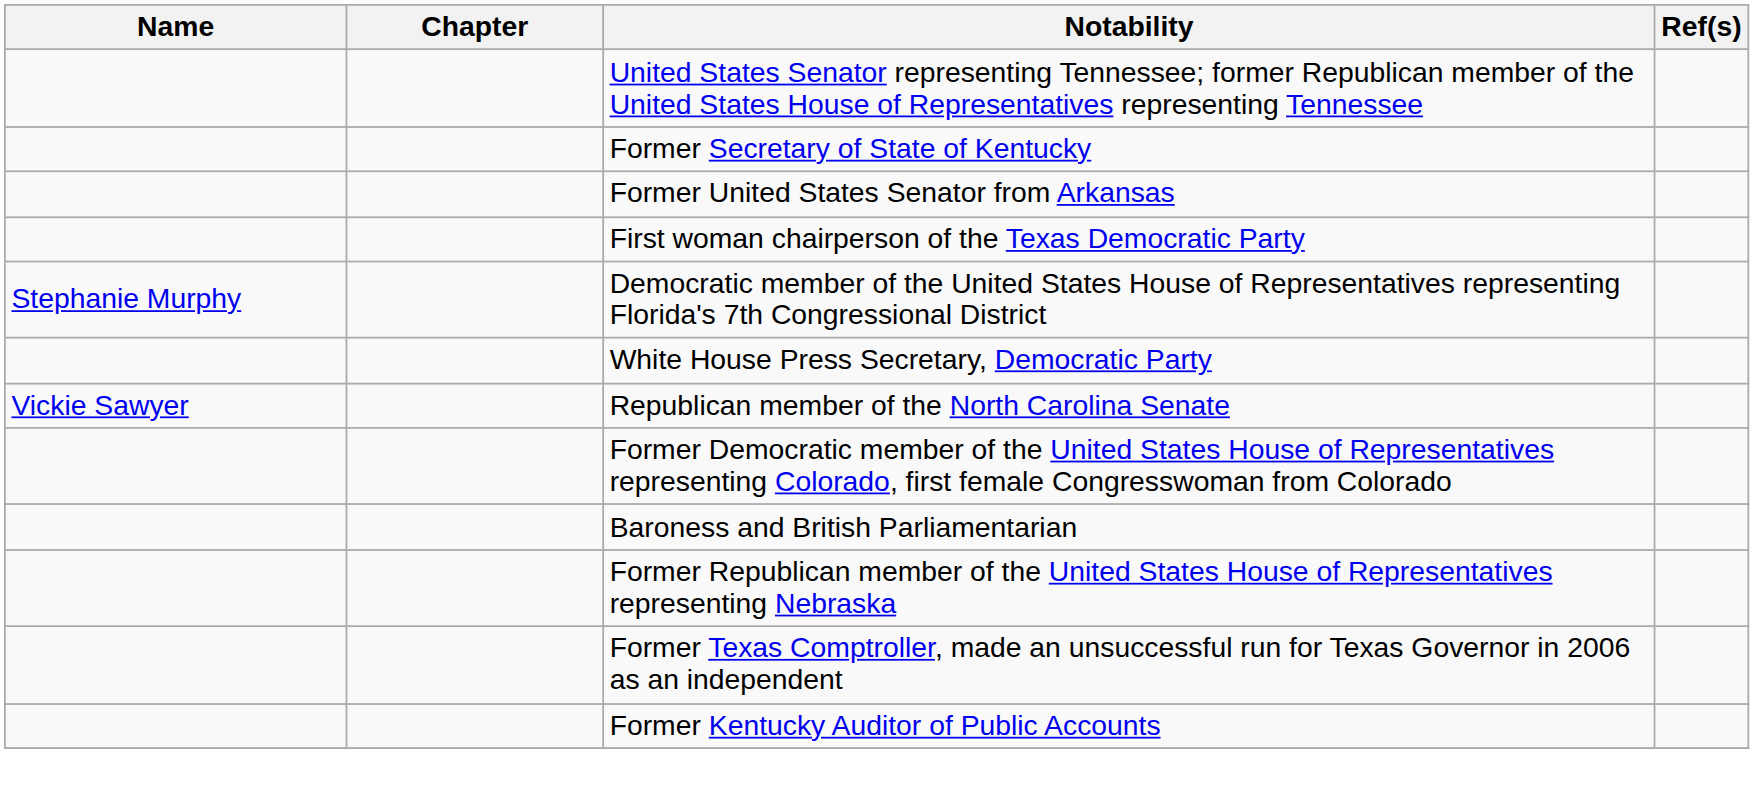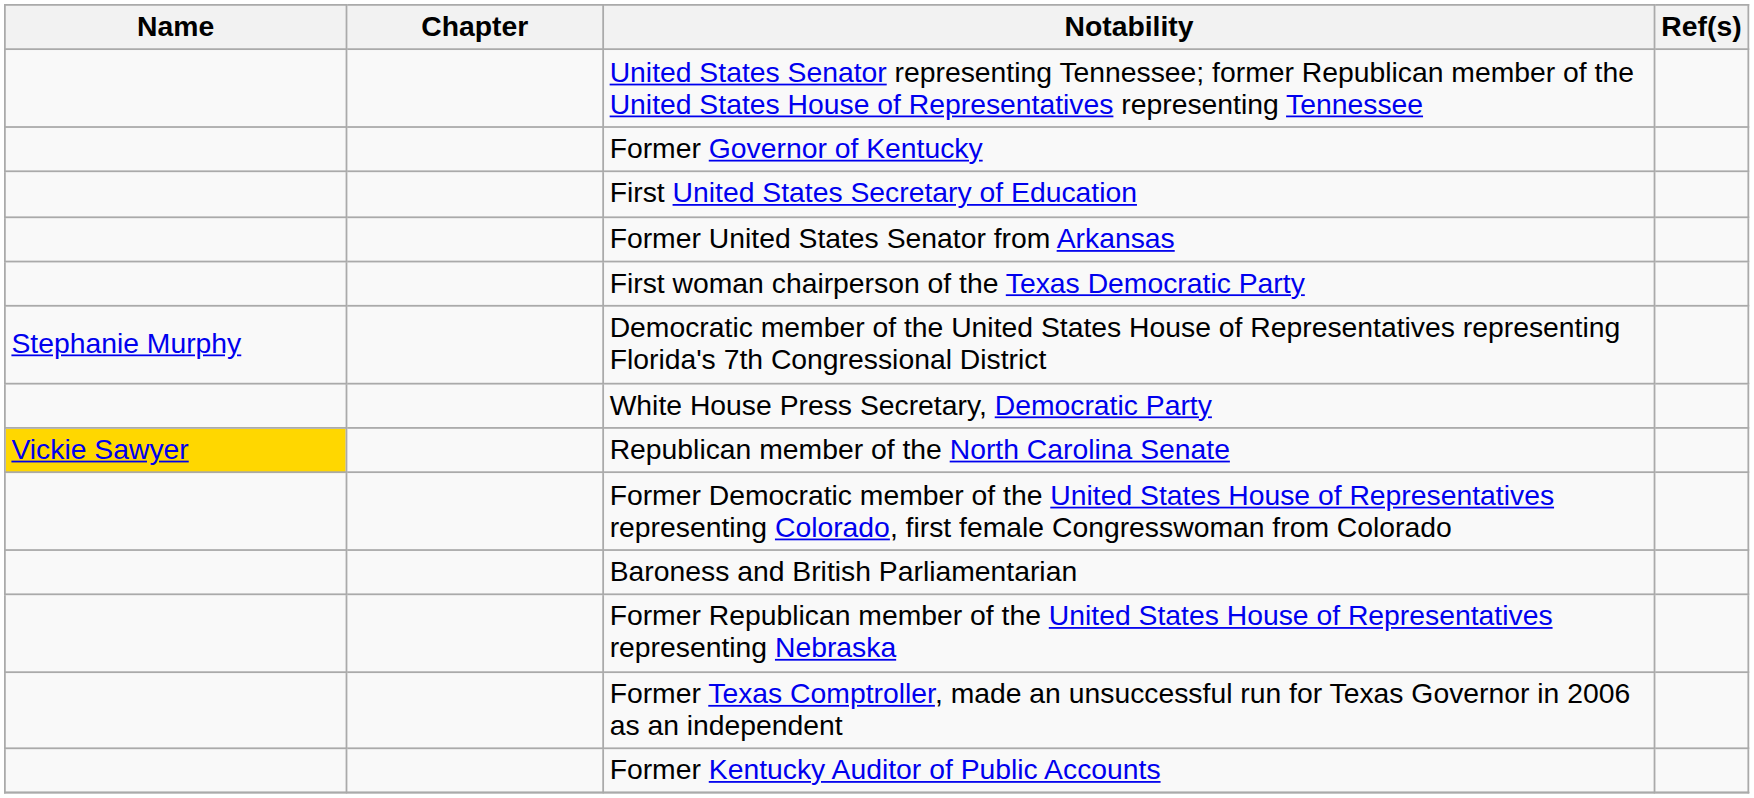+ row: (796, 148)
- row: (850, 148)
+ row: (873, 193)
(100, 405) no background -> (100, 449) gold background
